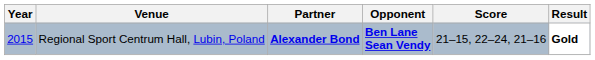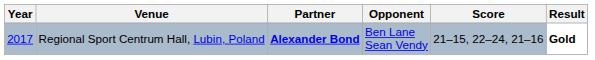(20, 39) 2015 -> (20, 39) 2017
(398, 39) bold -> (396, 39) normal
